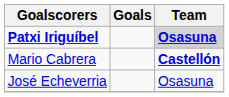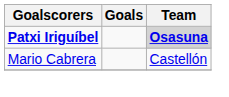(189, 59) bold -> (178, 59) normal
- row: (57, 81)
